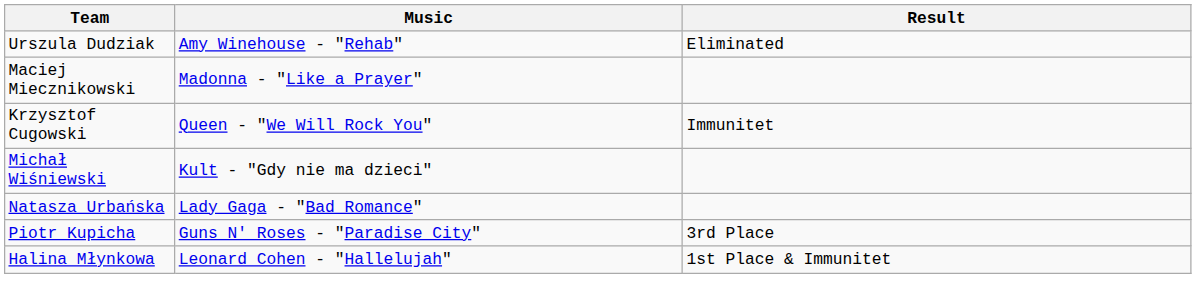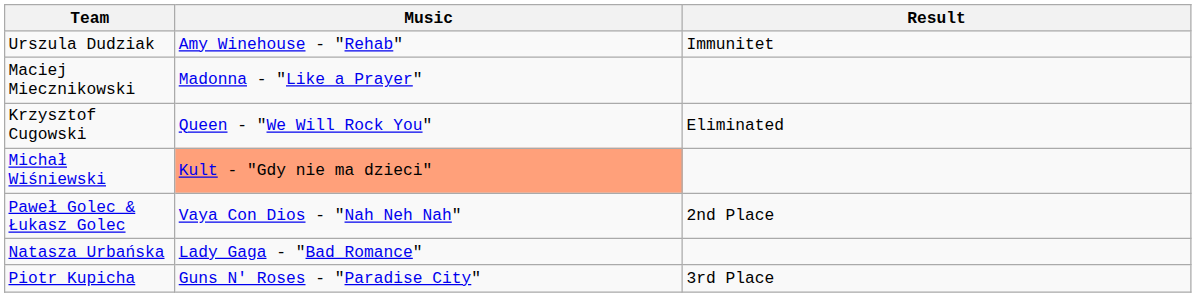(735, 44) Eliminated -> (730, 44) Immunitet
(730, 125) Immunitet -> (735, 125) Eliminated
(306, 171) no background -> (306, 171) lightsalmon background
+ row: (72, 216)
- row: (82, 260)
